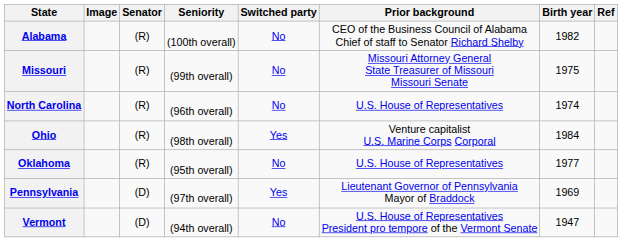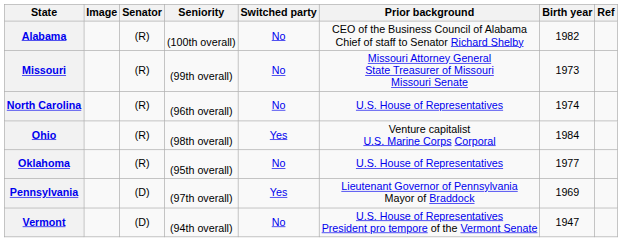(567, 71) 1975 -> (567, 71) 1973
